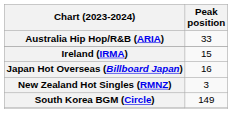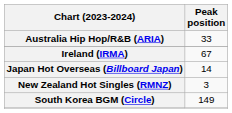(206, 54) 15 -> (206, 54) 67
(206, 69) 16 -> (206, 69) 14
